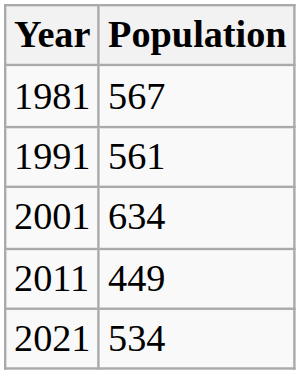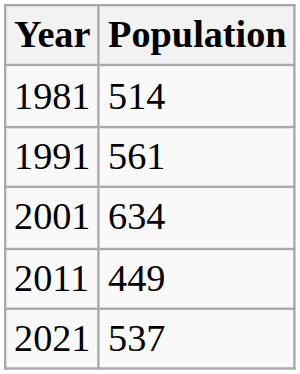(137, 95) 567 -> (137, 95) 514
(137, 338) 534 -> (137, 338) 537
